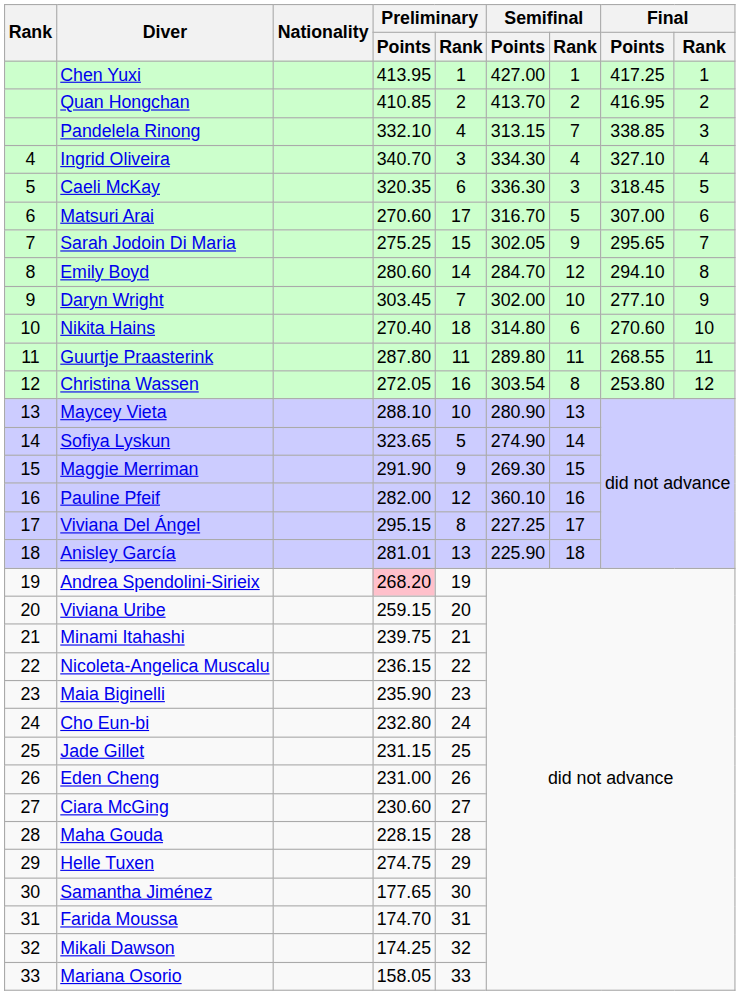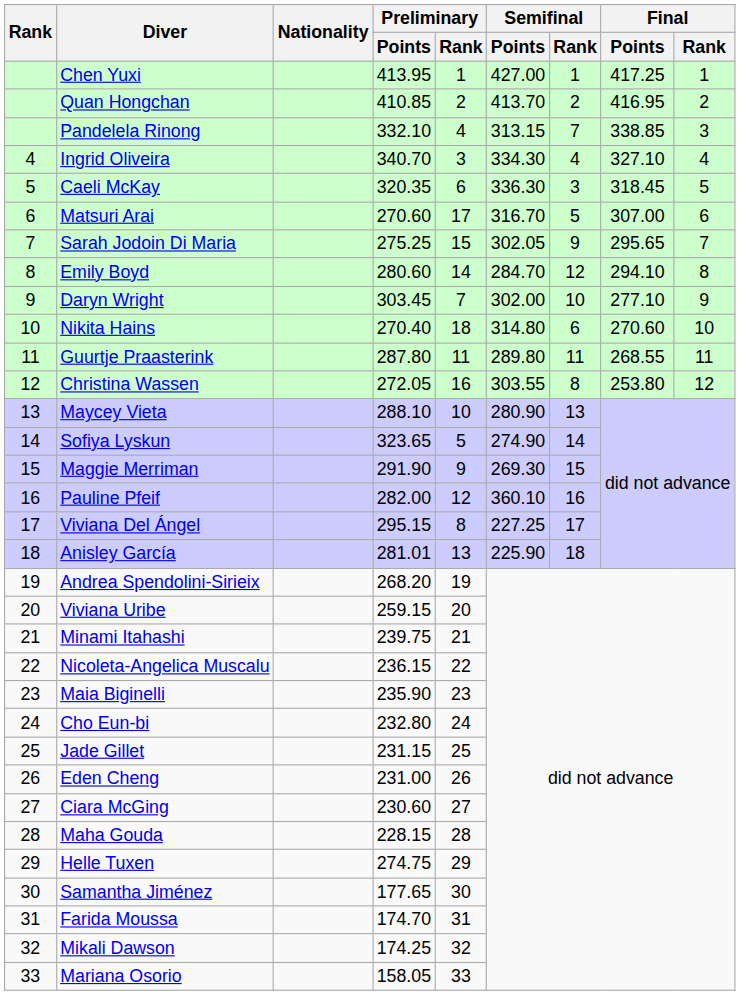(518, 384) 303.54 -> (518, 384) 303.55
(404, 581) pink background -> (404, 581) no background
